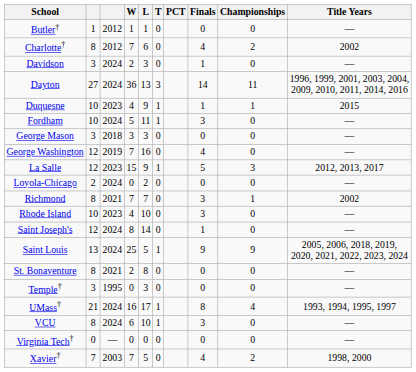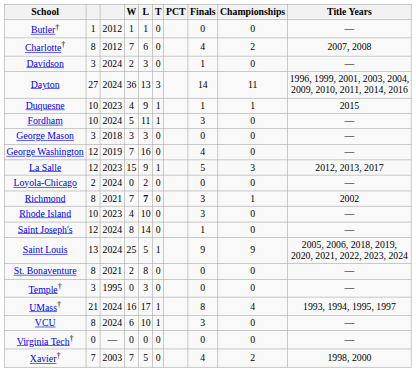(349, 47) 2002 -> (349, 47) 2007, 2008
(146, 198) normal -> (146, 198) bold
